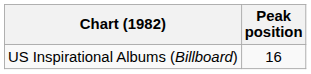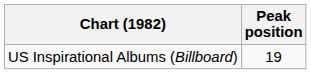(274, 56) 16 -> (274, 56) 19
